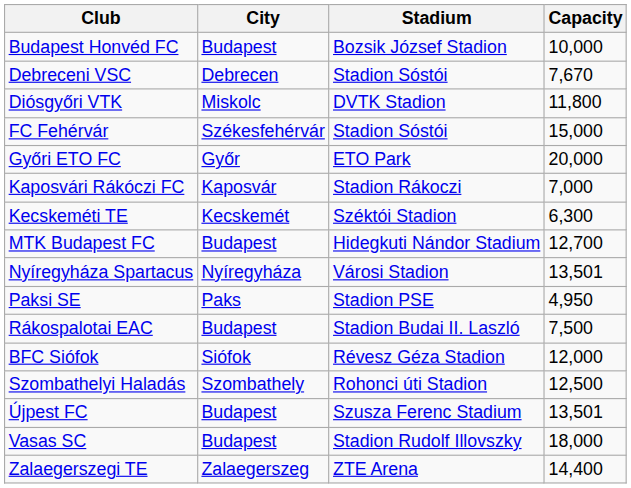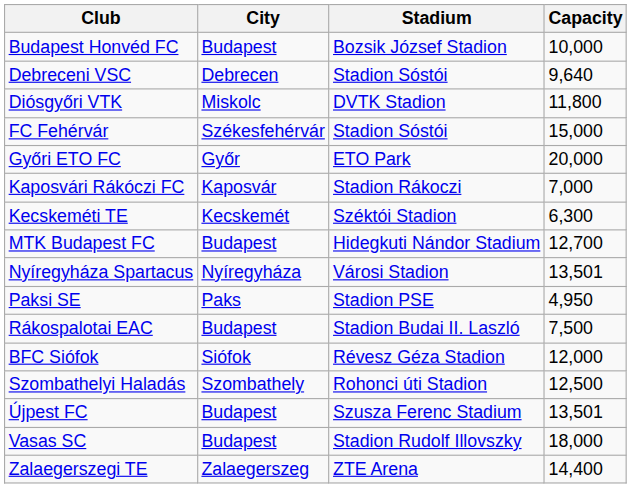(571, 74) 7,670 -> (571, 74) 9,640
